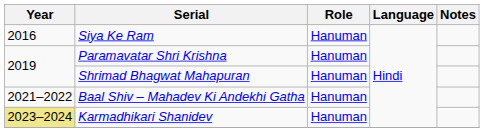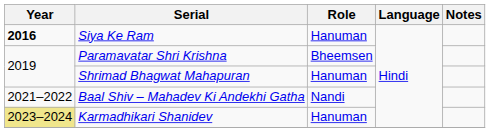(22, 35) normal -> (22, 35) bold
(339, 55) Hanuman -> (342, 55) Bheemsen
(339, 96) Hanuman -> (328, 96) Nandi
